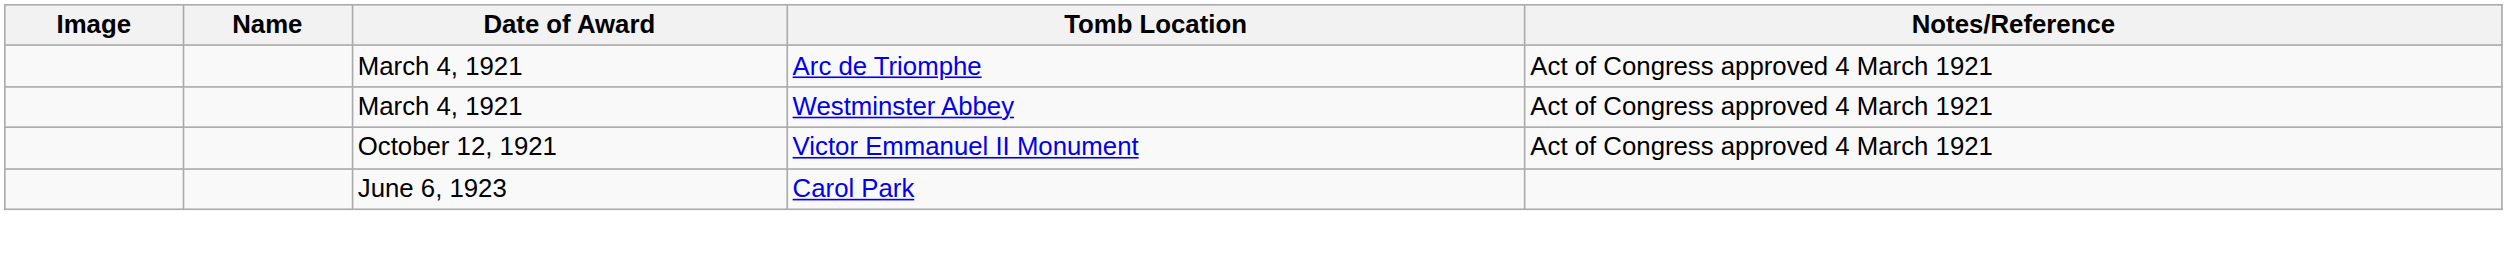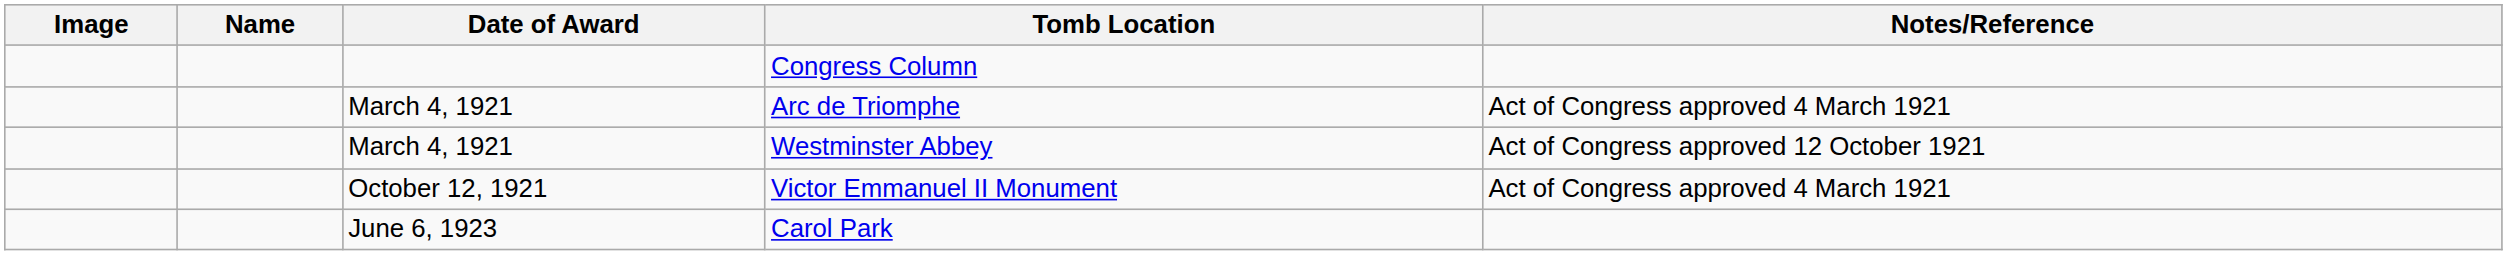+ row: (874, 65)
(1762, 106) Act of Congress approved 4 March 1921 -> (1737, 147) Act of Congress approved 12 October 1921
